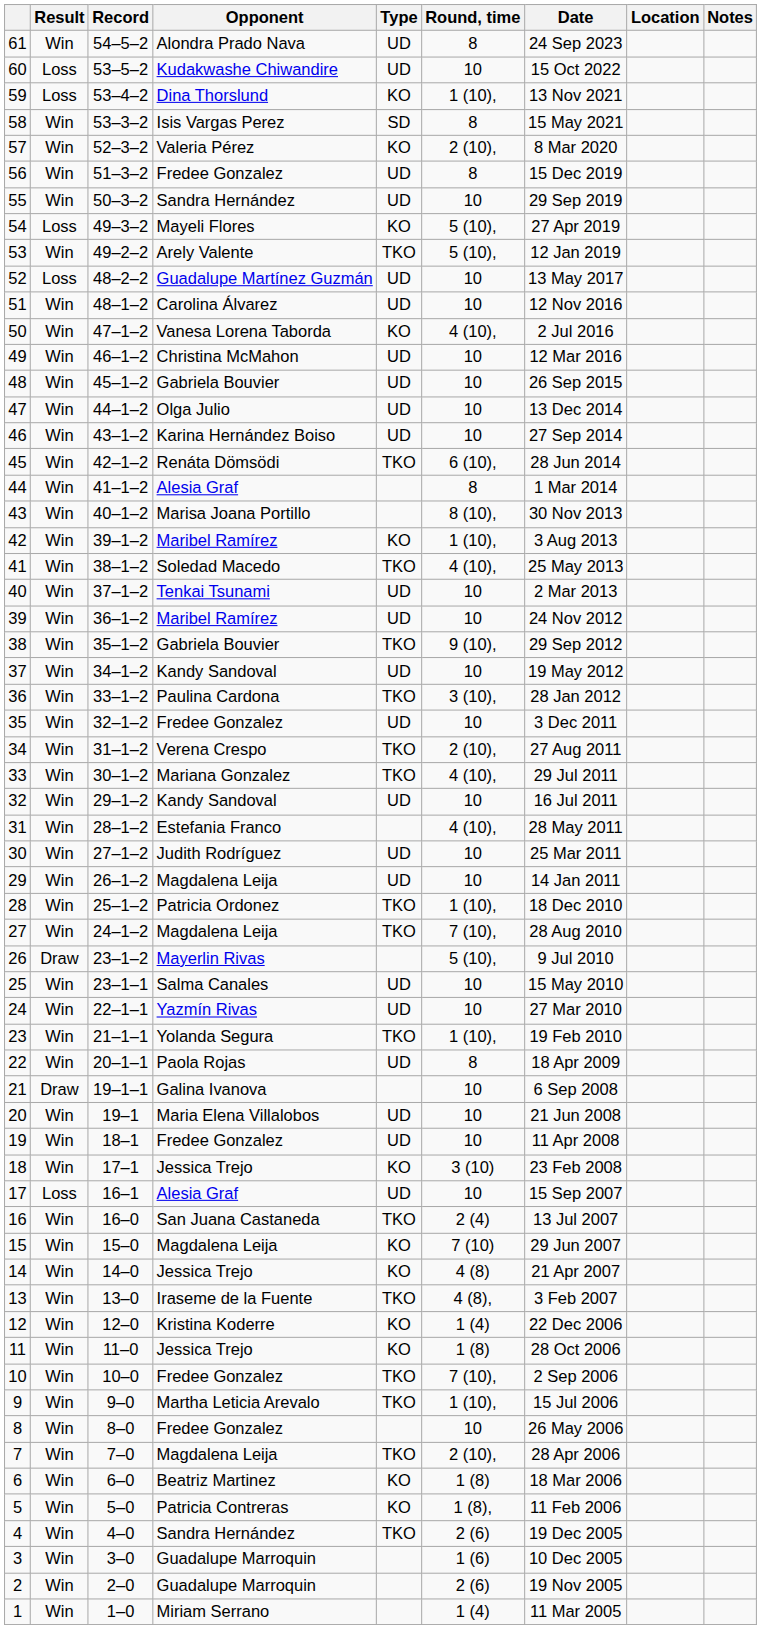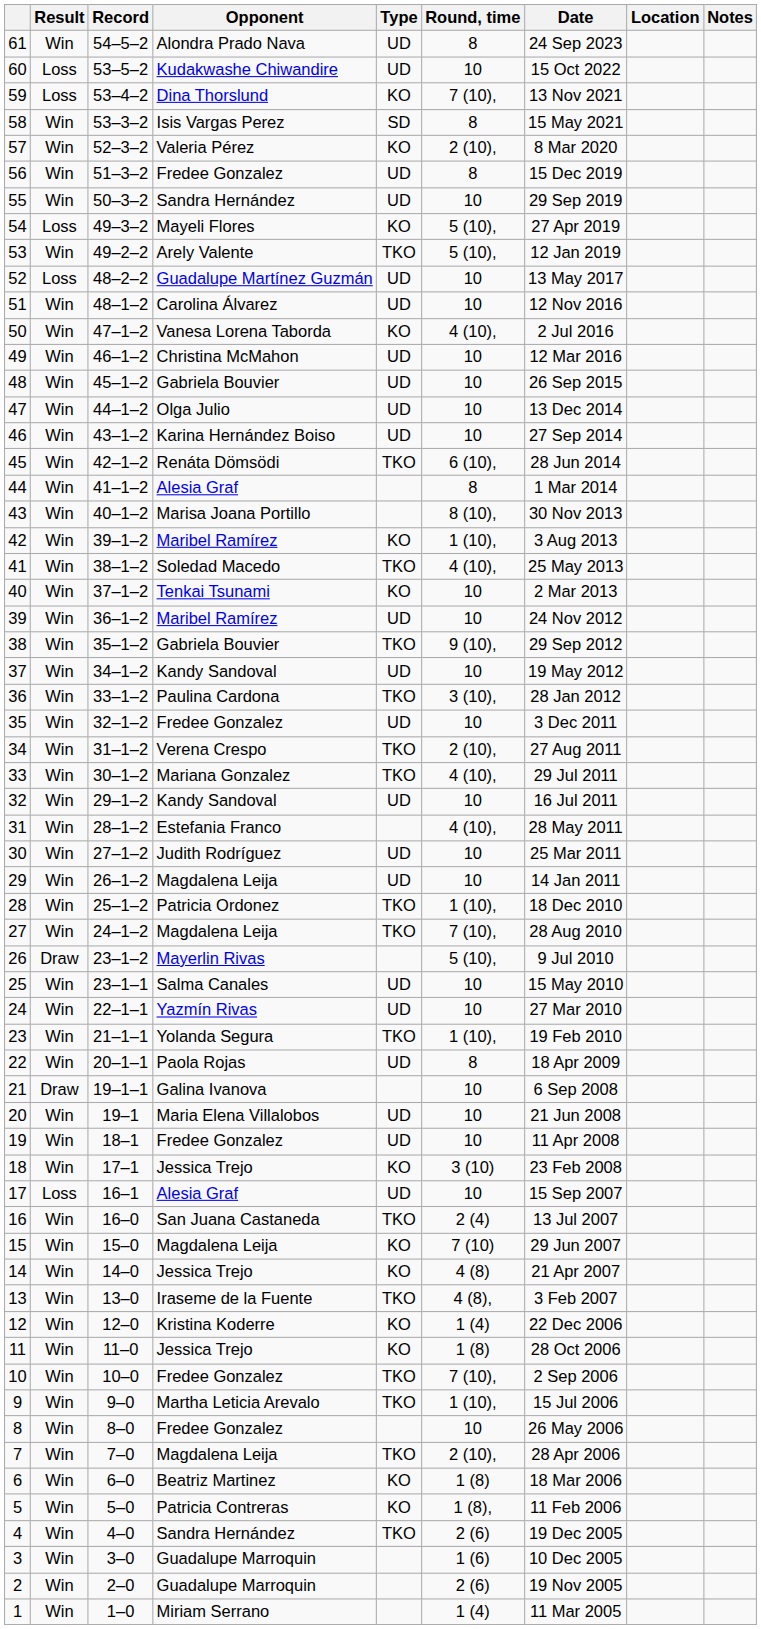(473, 95) 1 (10), -> (473, 95) 7 (10),
(399, 592) UD -> (399, 592) KO
